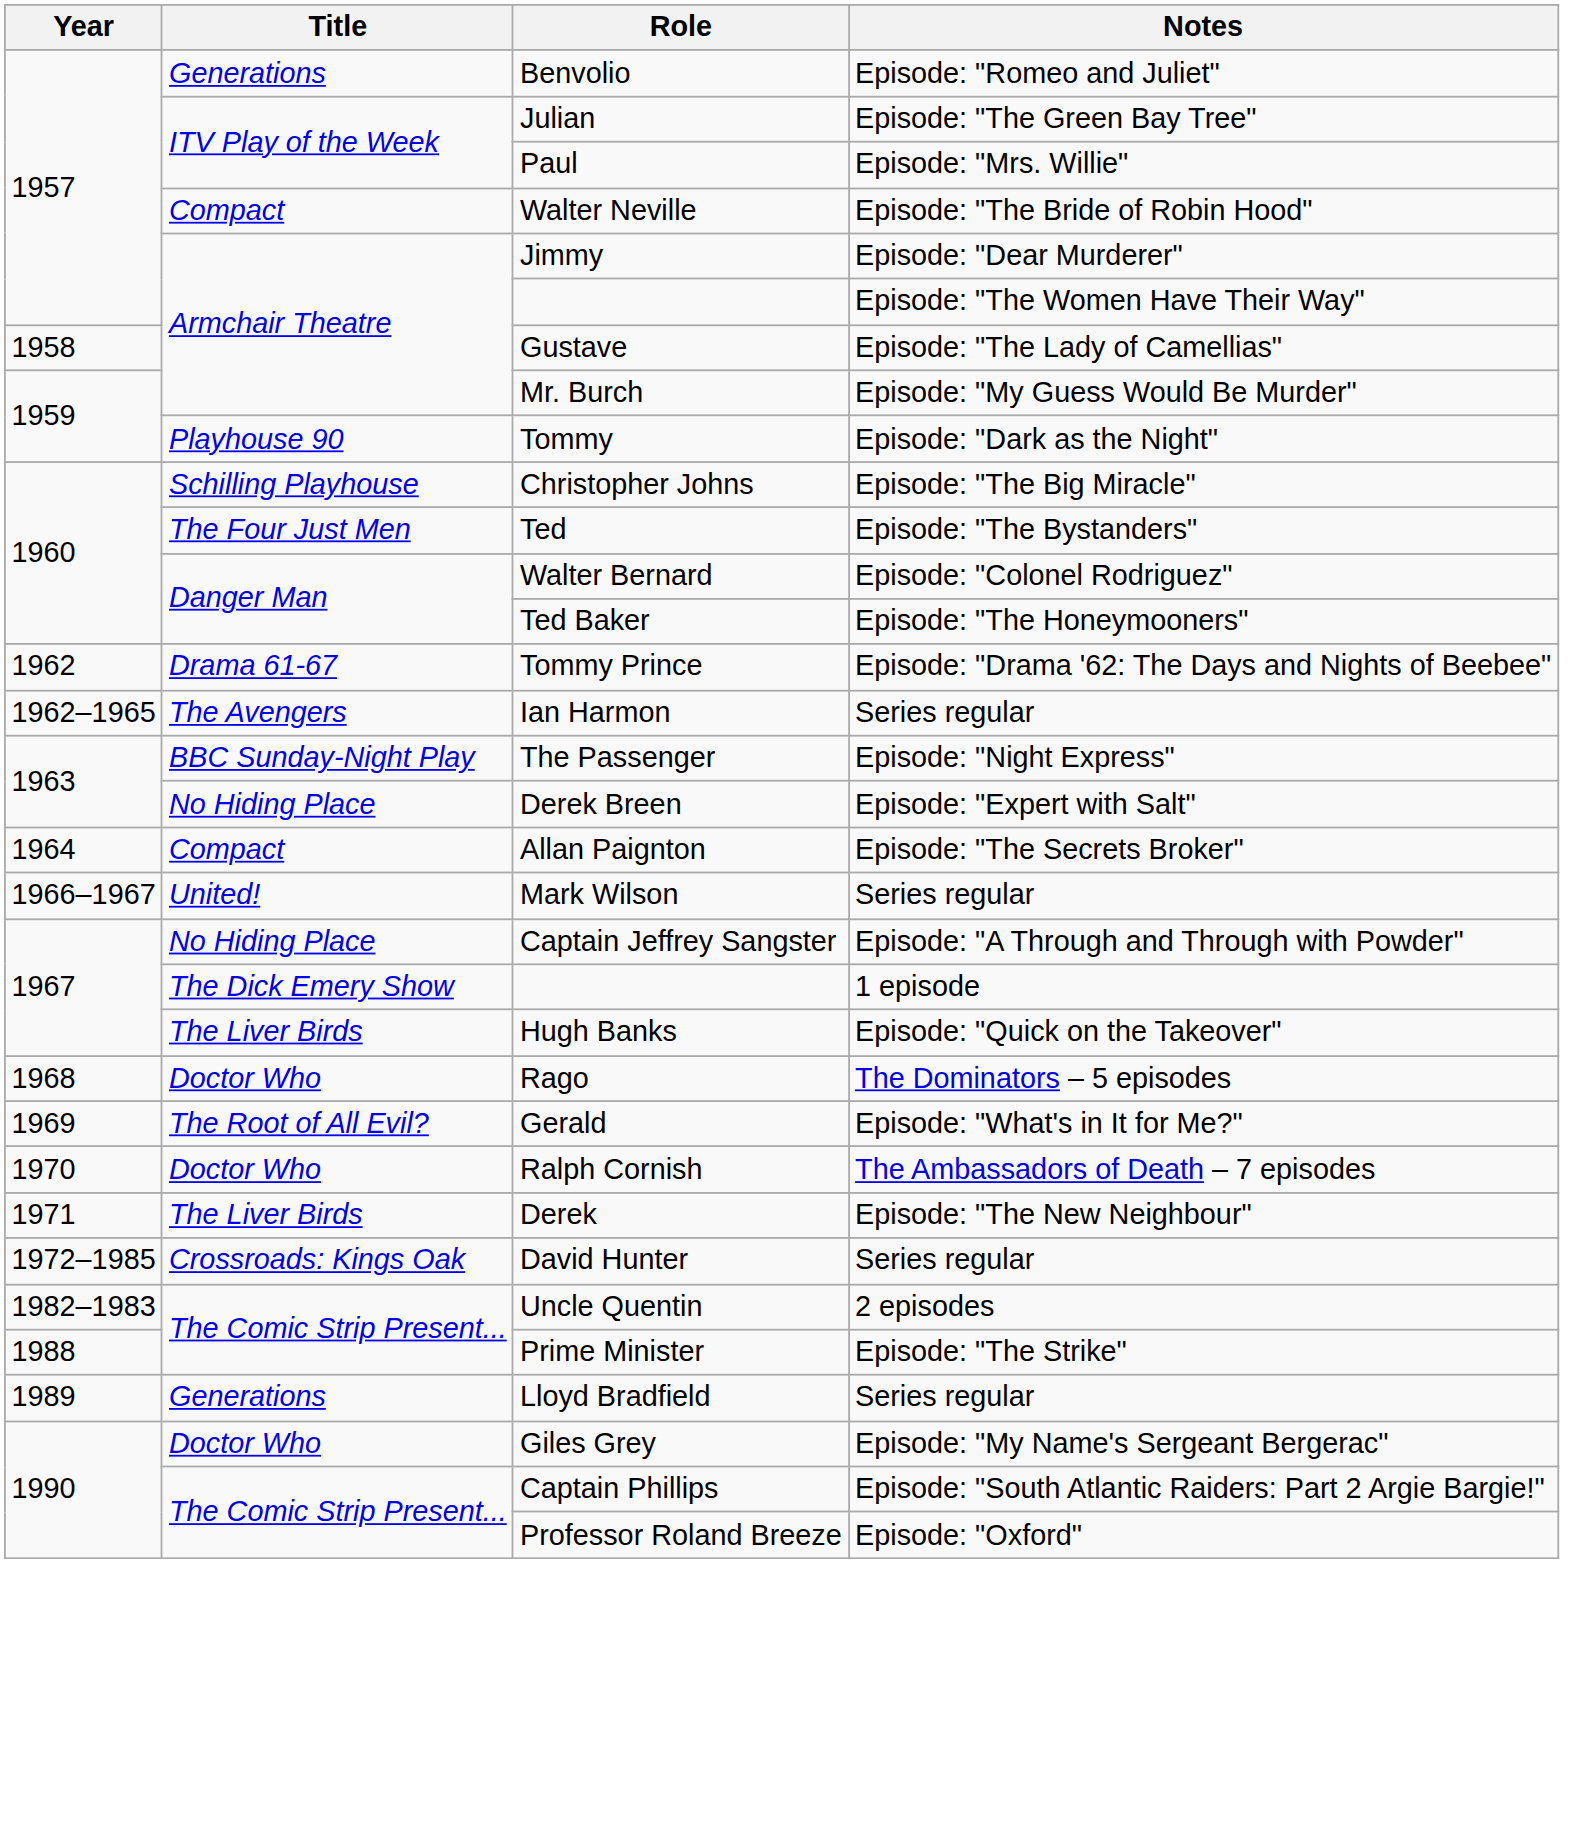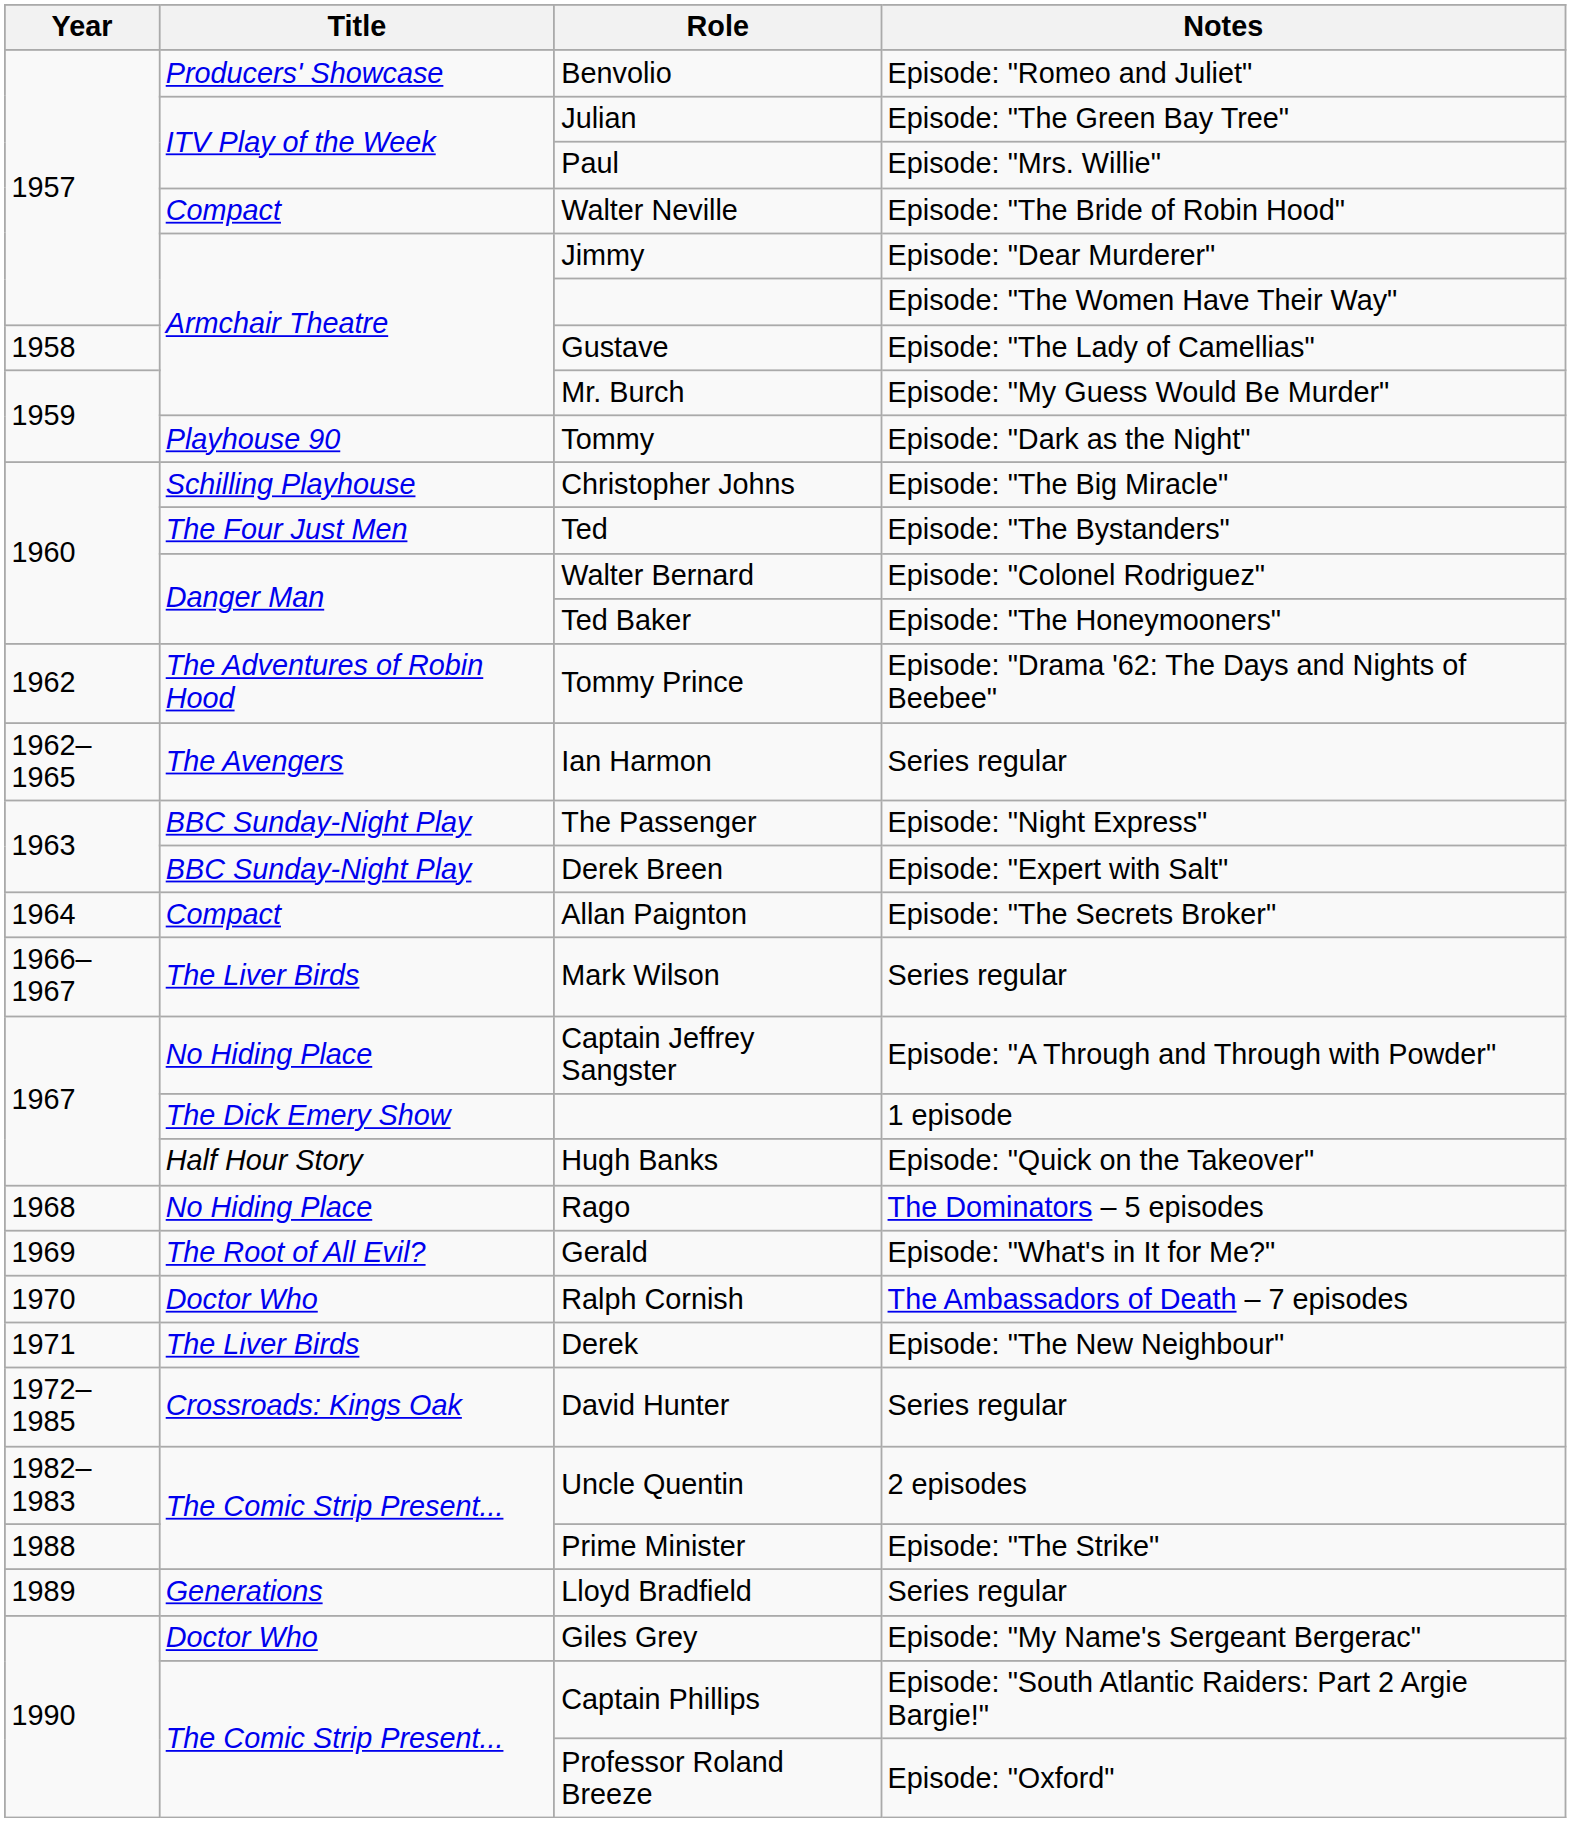(247, 73) Generations -> (305, 73) Producers' Showcase
(253, 666) Drama 61-67 -> (324, 682) The Adventures of Robin Hood
(272, 803) No Hiding Place -> (319, 868) BBC Sunday-Night Play
(215, 895) United! -> (263, 976) The Liver Birds
(266, 1032) The Liver Birds -> (264, 1161) Half Hour Story
(245, 1077) Doctor Who -> (269, 1207) No Hiding Place
